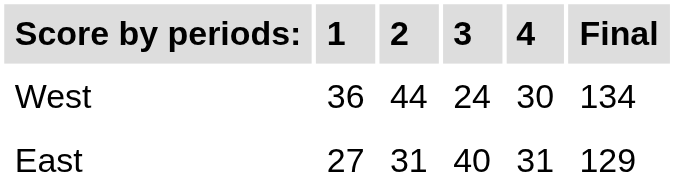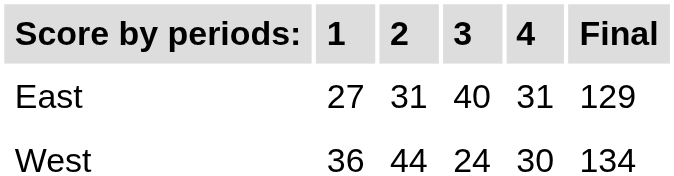rows swapped: (53, 96) <-> (49, 160)
